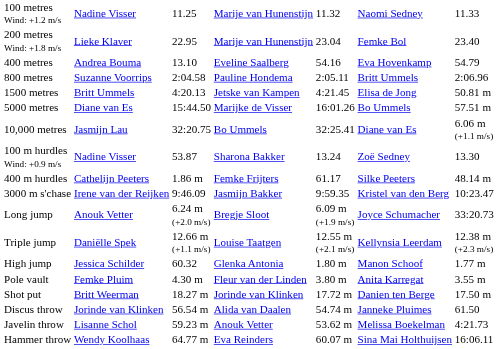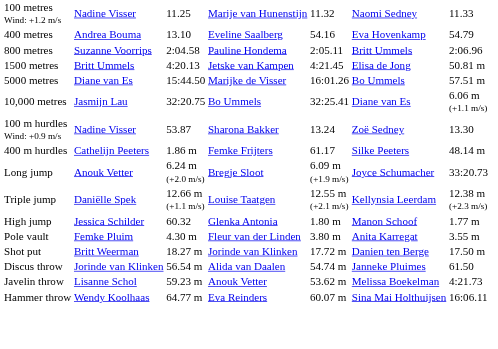- row: (33, 41)
- row: (38, 193)
